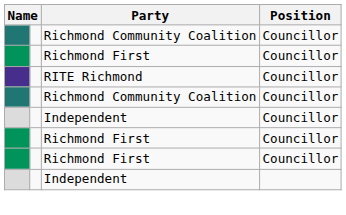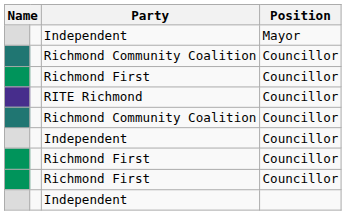+ row: (86, 35)
